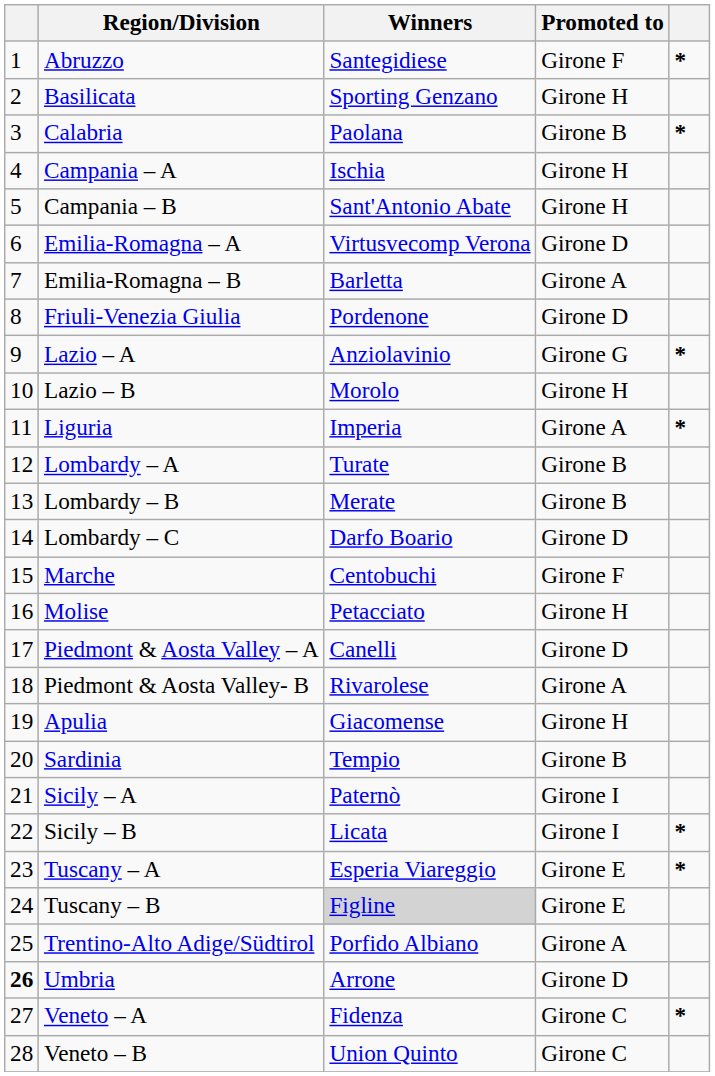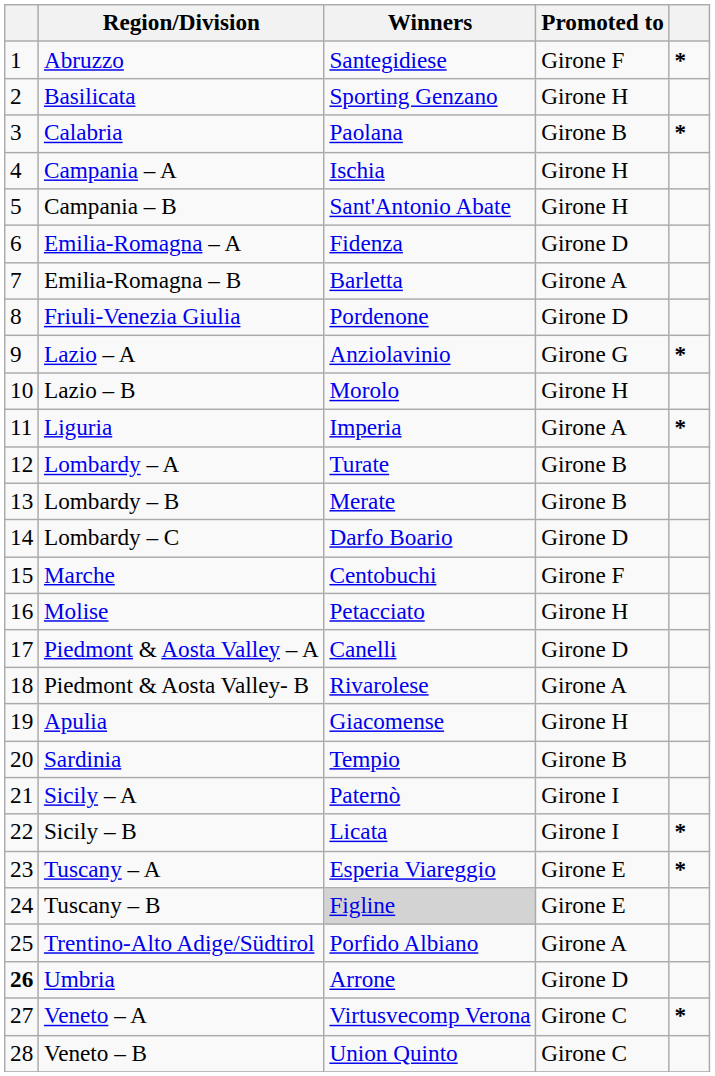(430, 243) Virtusvecomp Verona -> (366, 243) Fidenza
(366, 1016) Fidenza -> (430, 1016) Virtusvecomp Verona
